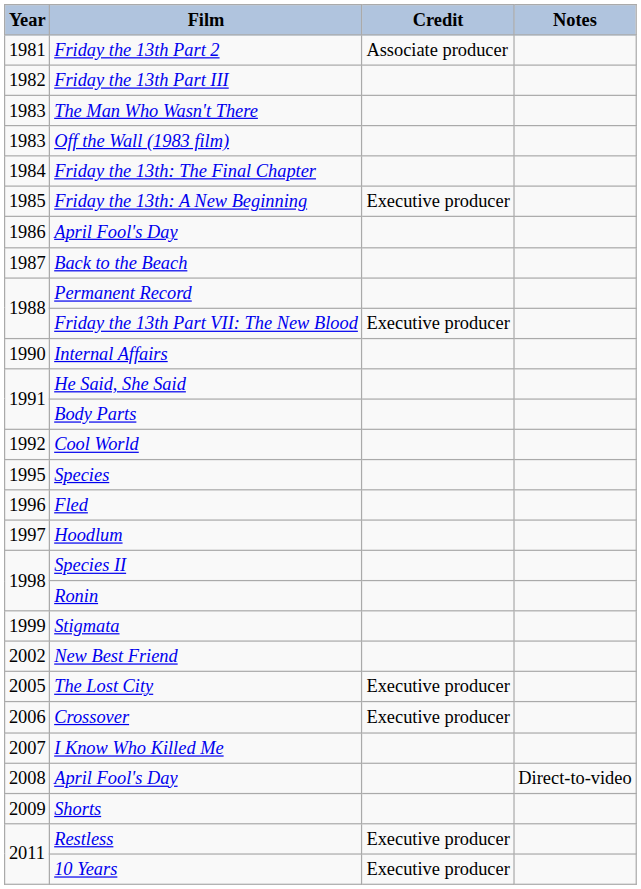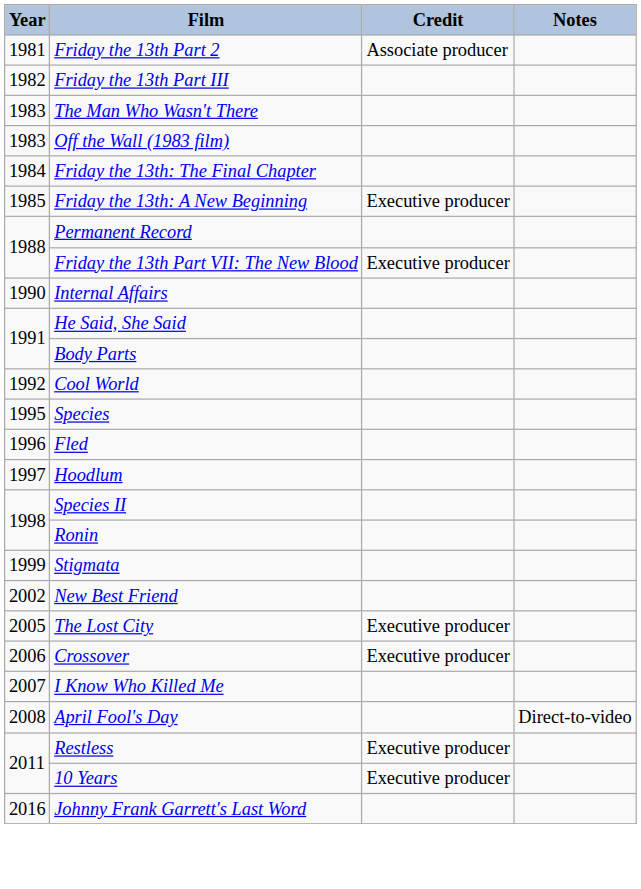- row: (27, 232)
- row: (27, 262)
- row: (27, 808)
+ row: (27, 808)
